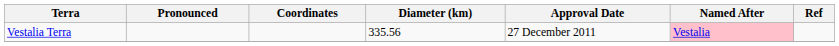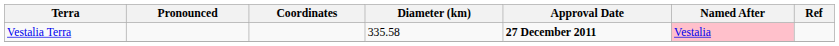(385, 32) 335.56 -> (384, 32) 335.58
(552, 32) normal -> (551, 32) bold
